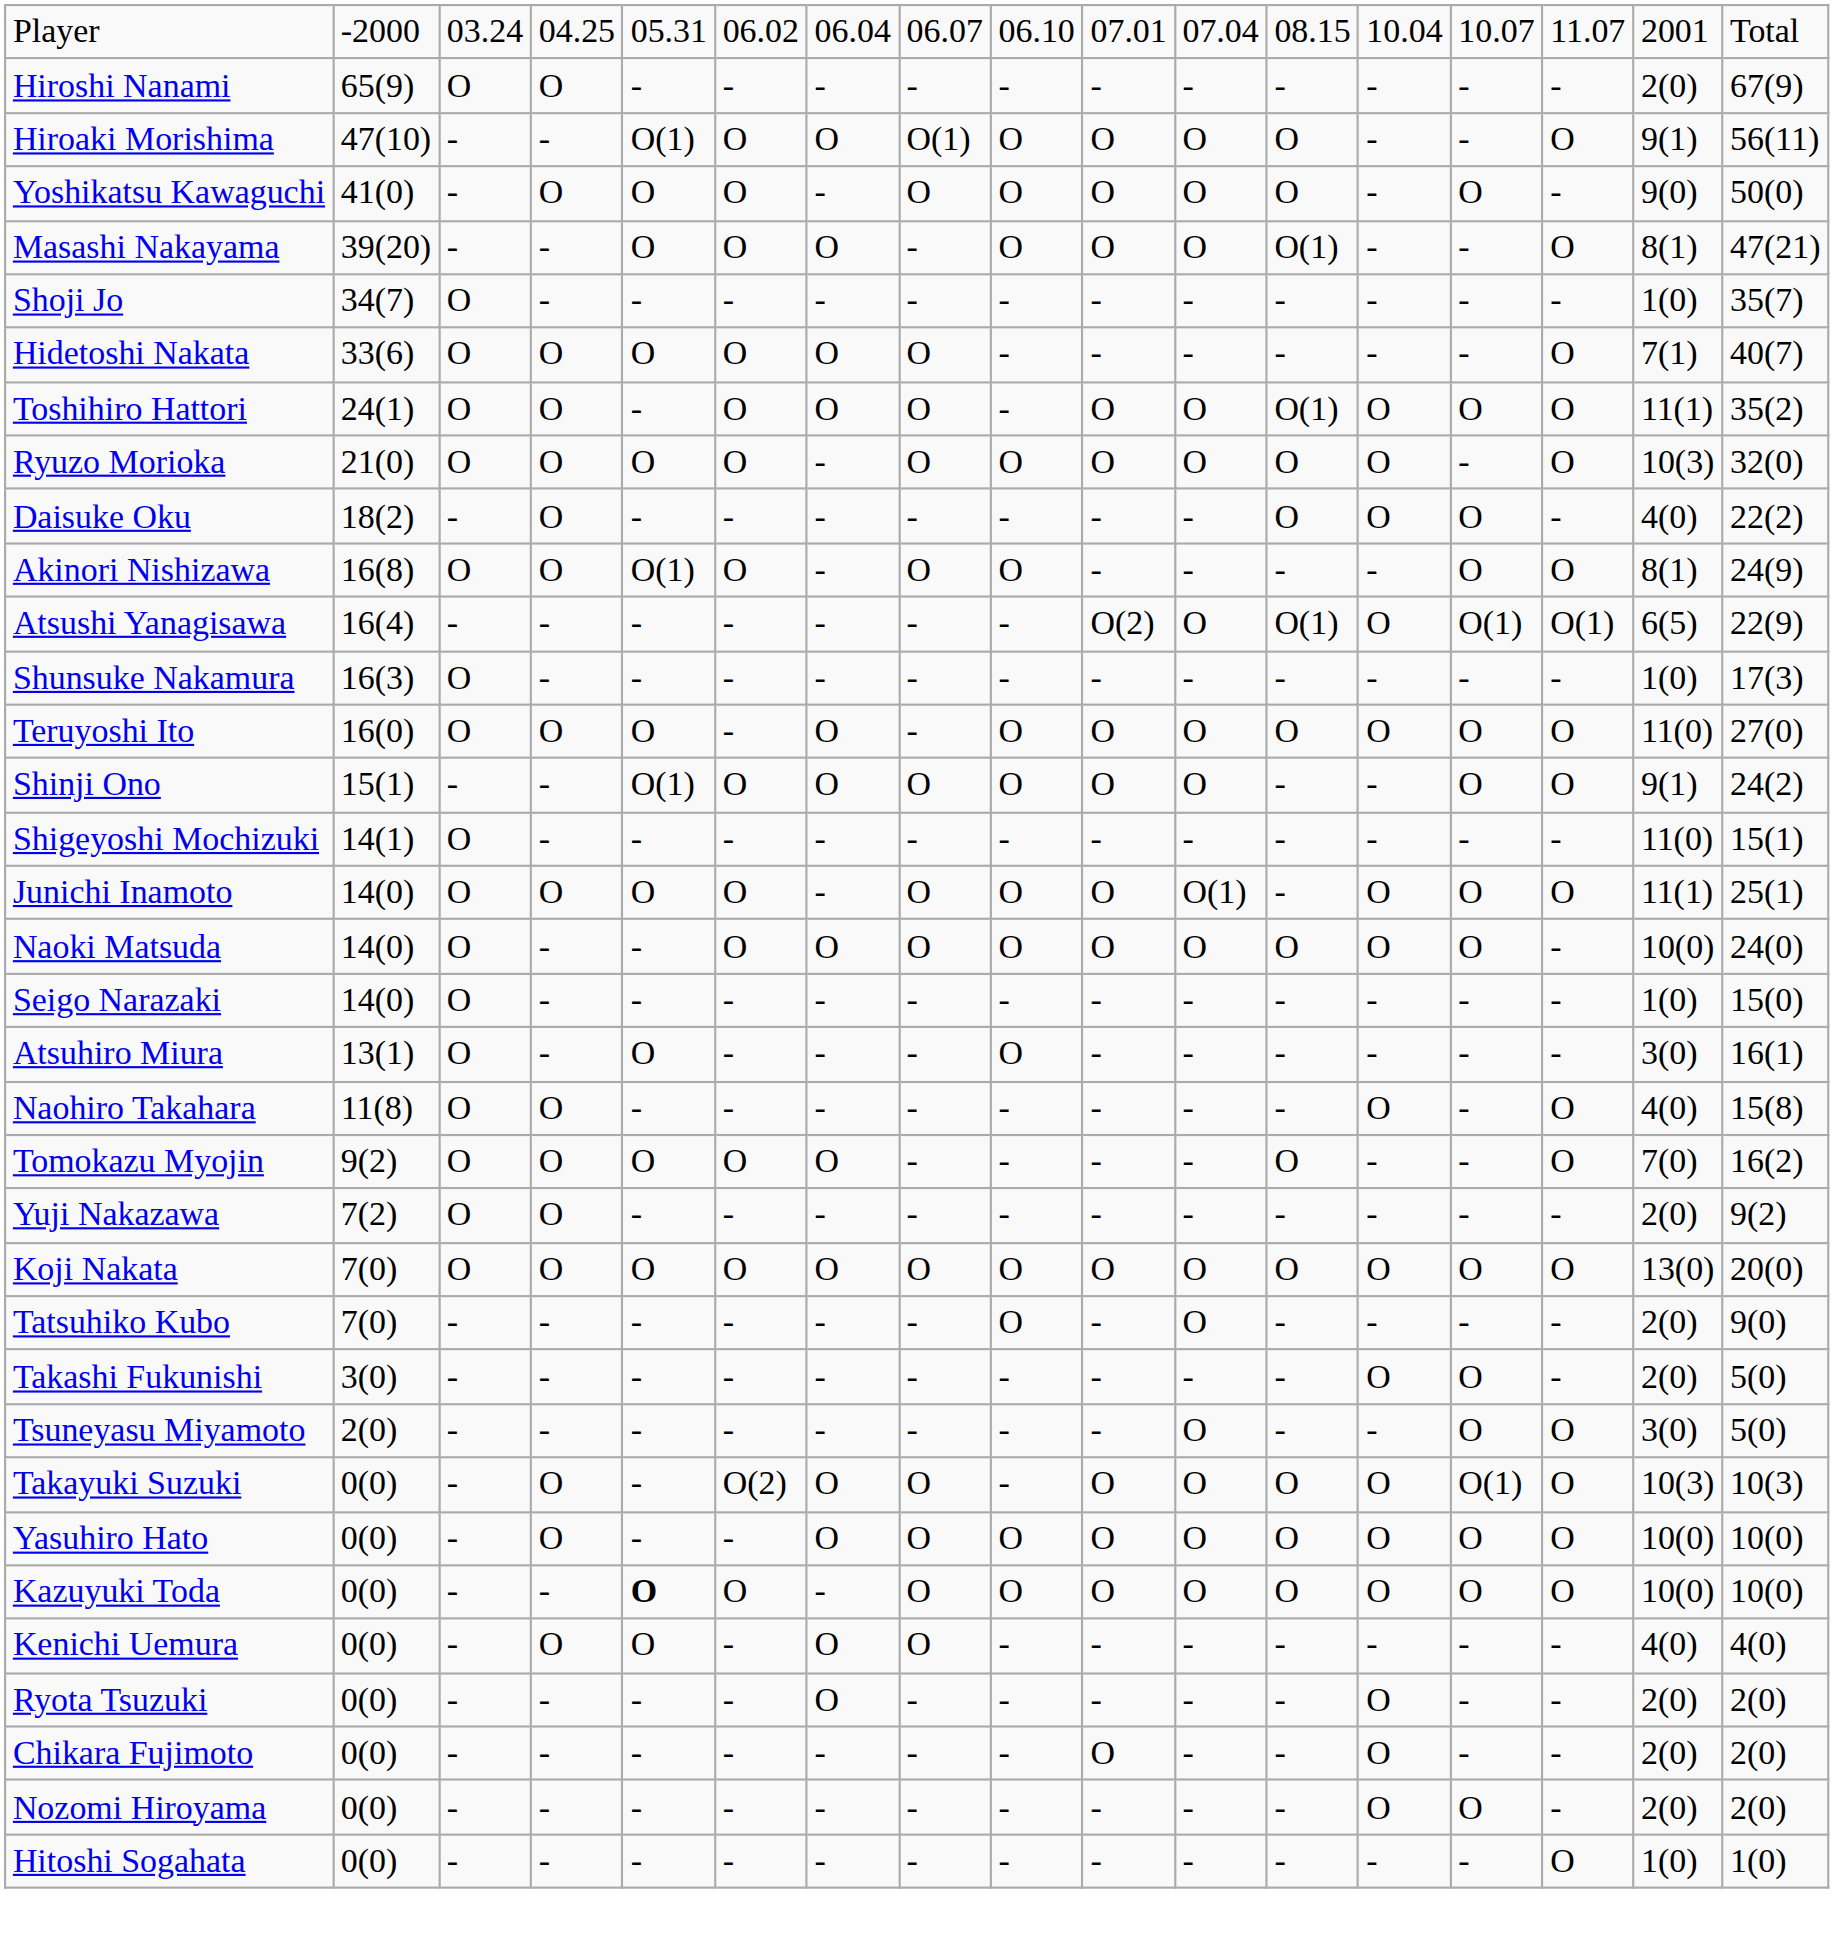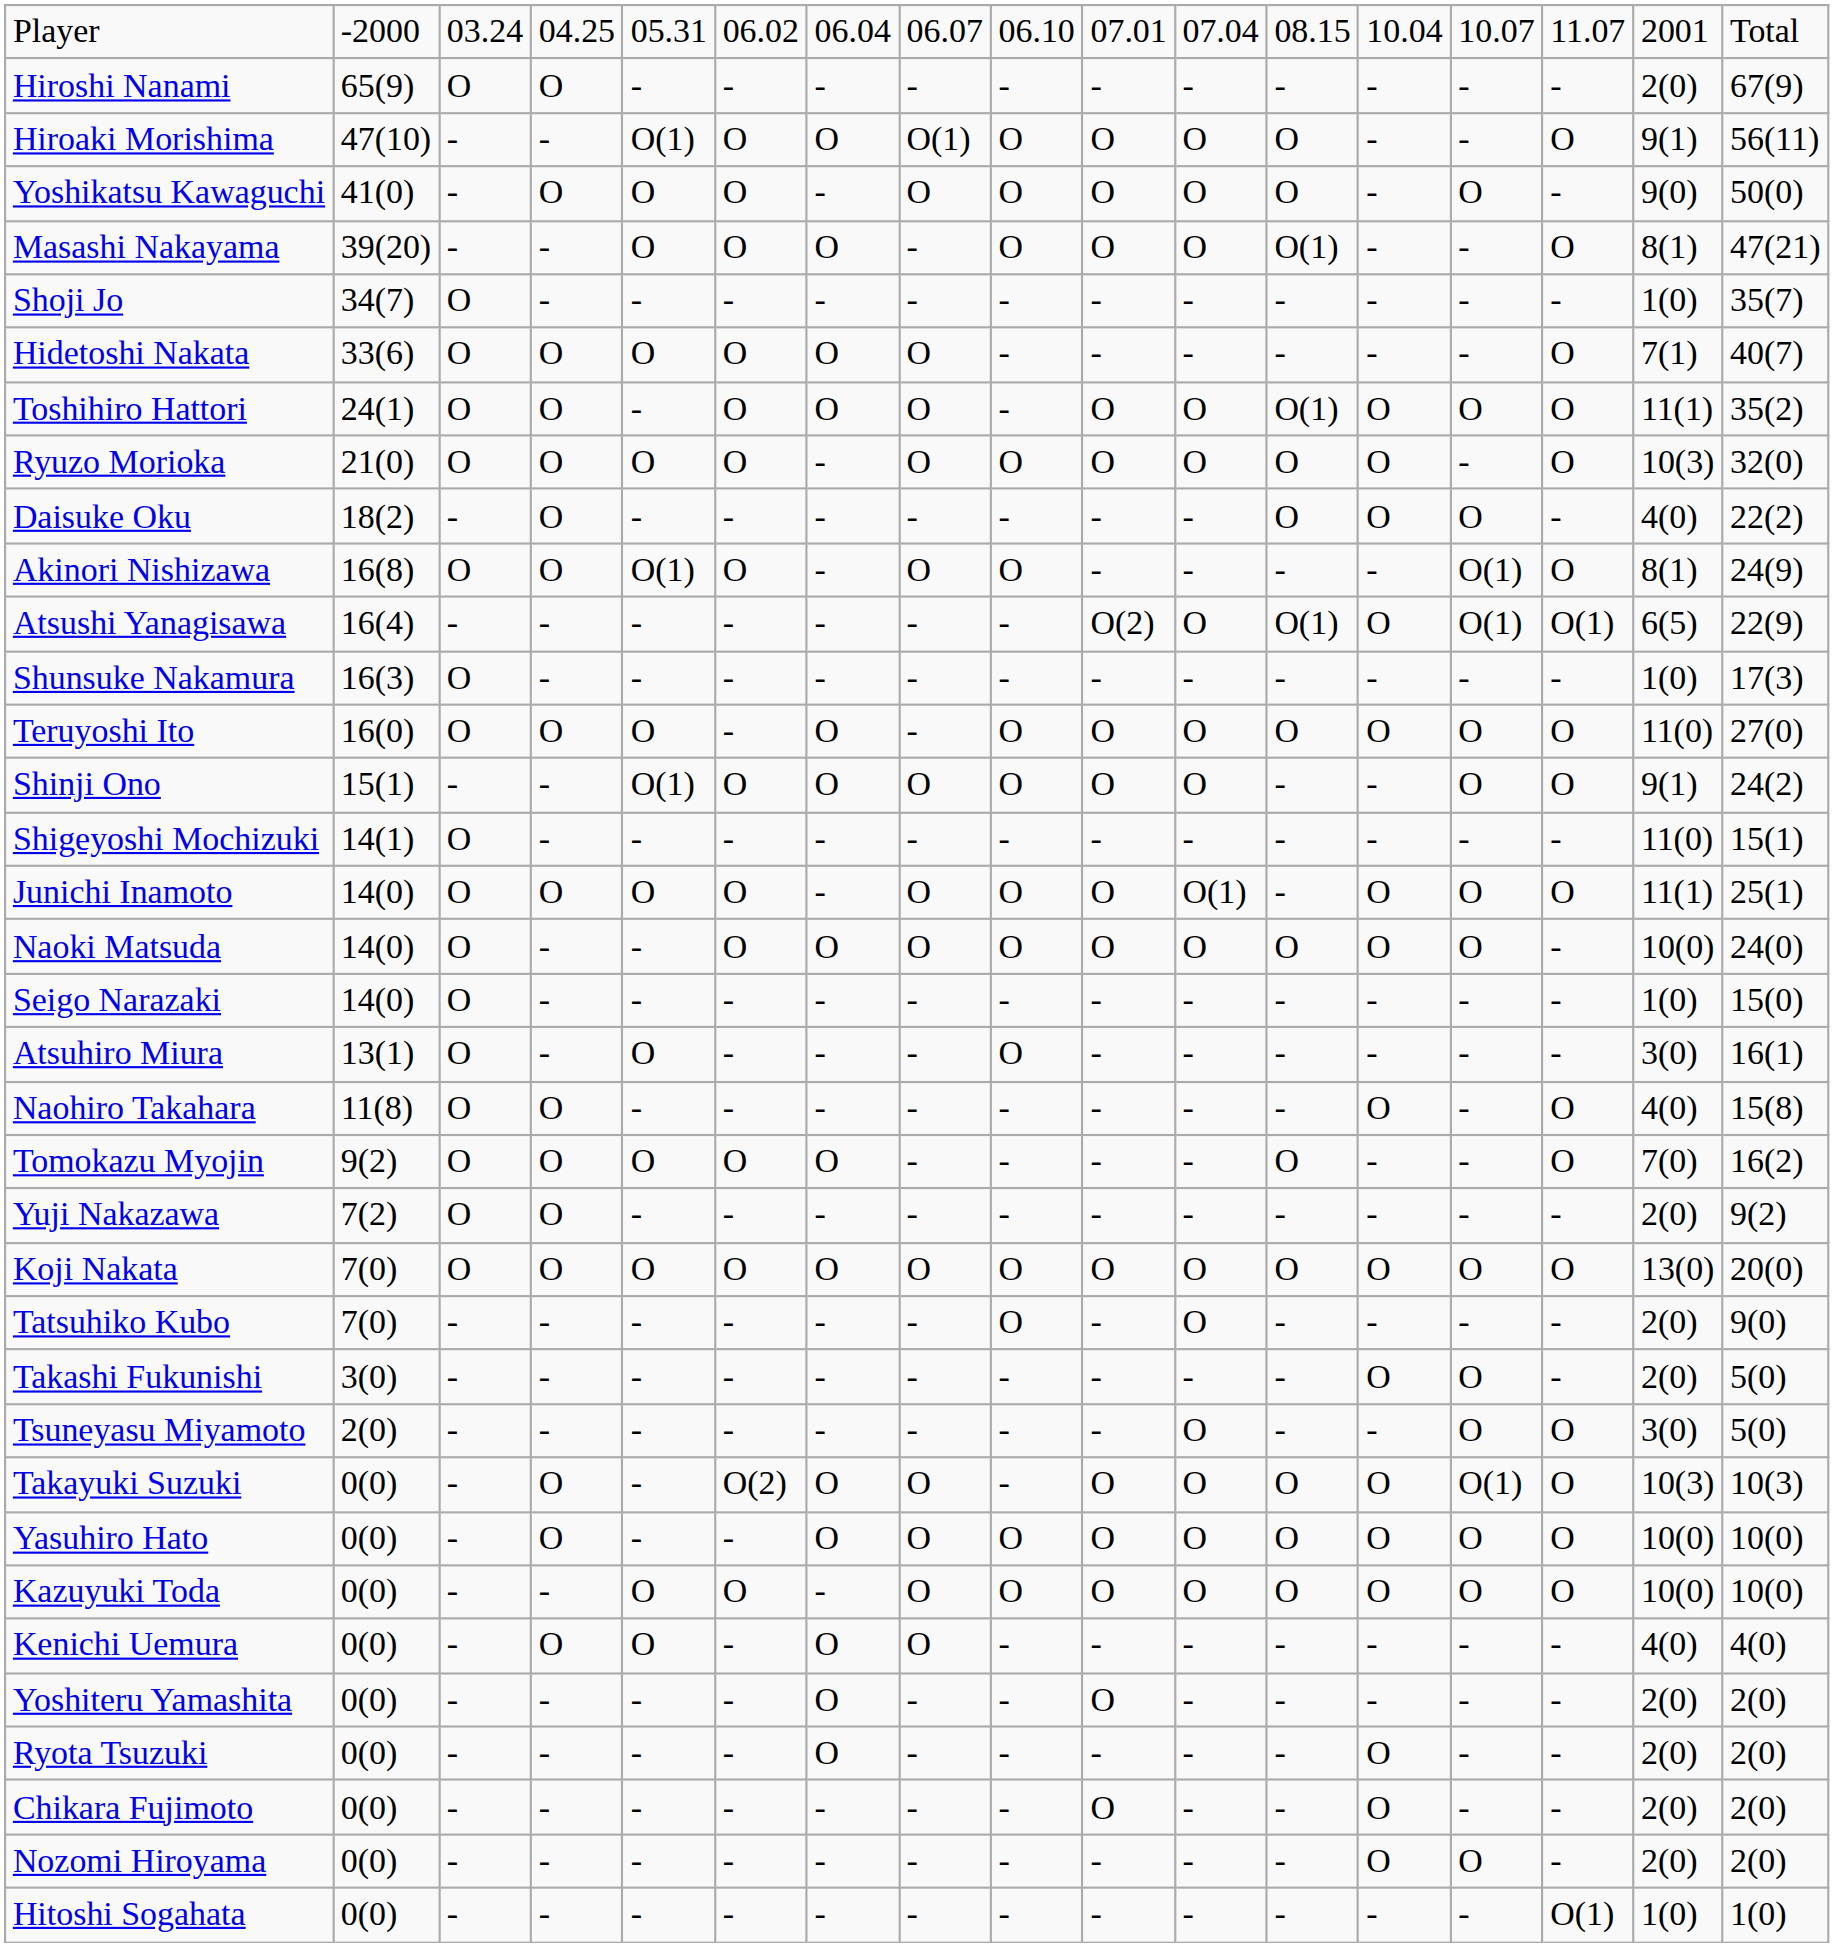(1471, 569) O -> (1490, 569) O(1)
(644, 1591) bold -> (643, 1591) normal
+ row: (153, 1699)
(1562, 1860) O -> (1582, 1914) O(1)
